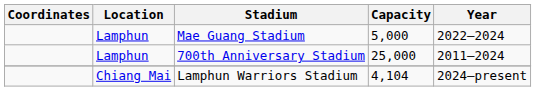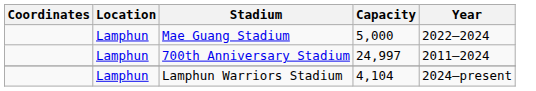(393, 55) 25,000 -> (378, 55) 24,997
(134, 76) Chiang Mai -> (122, 76) Lamphun
